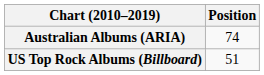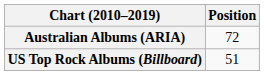(232, 37) 74 -> (232, 37) 72
